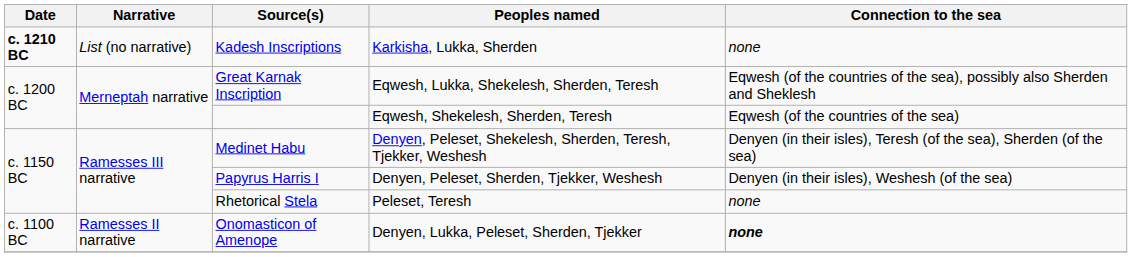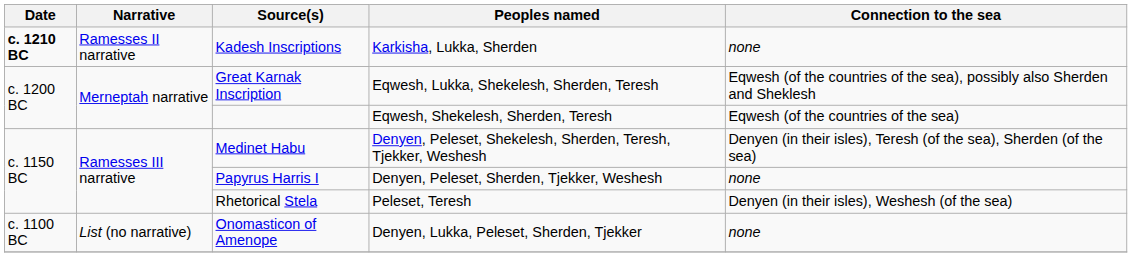(135, 46) List (no narrative) -> (119, 46) Ramesses II narrative
(870, 178) Denyen (in their isles), Weshesh (of the sea) -> (744, 178) none
(744, 201) none -> (870, 201) Denyen (in their isles), Weshesh (of the sea)
(119, 232) Ramesses II narrative -> (135, 232) List (no narrative)
(746, 232) bold -> (744, 232) normal
